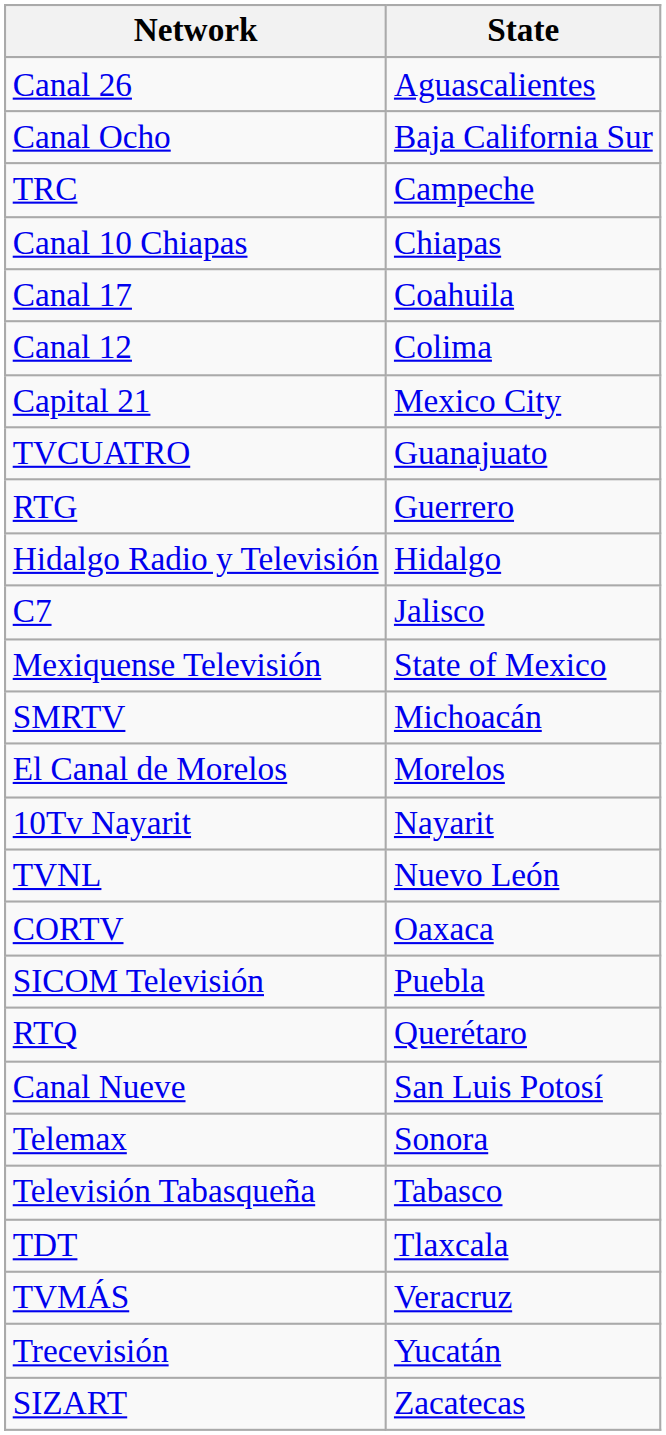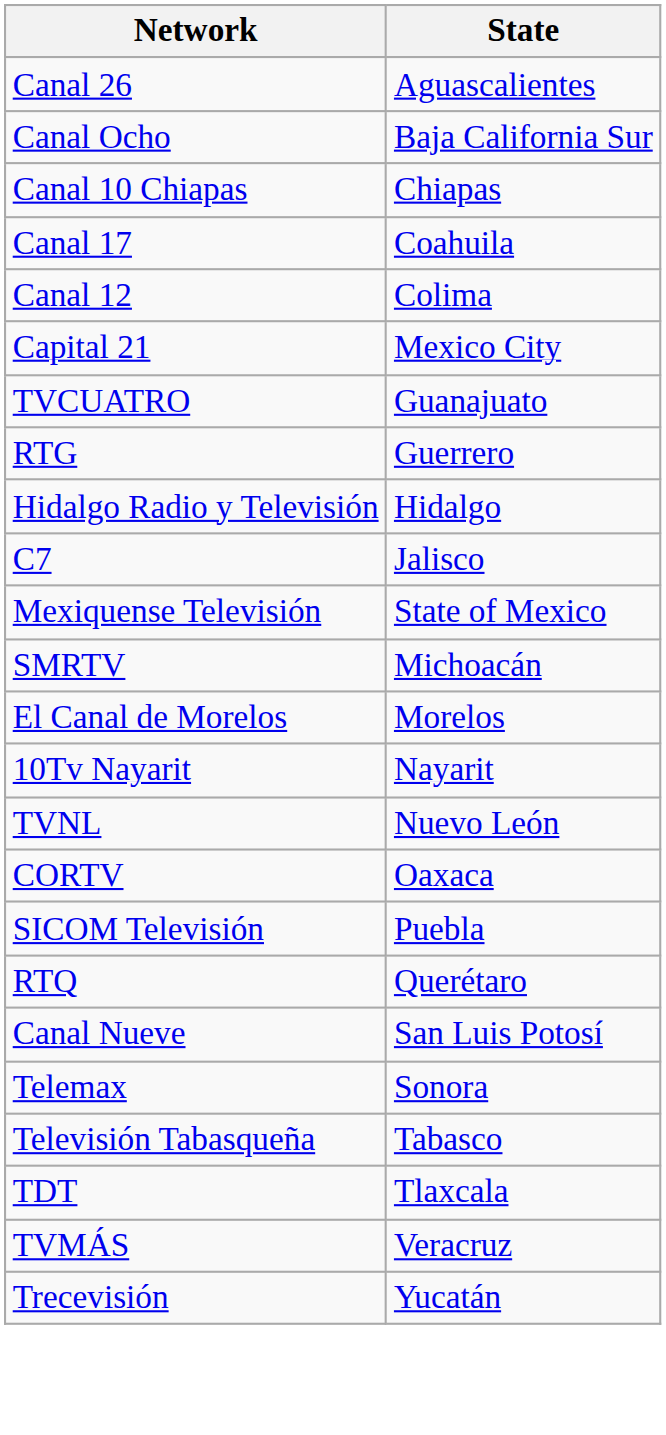- row: (45, 189)
- row: (70, 1403)
